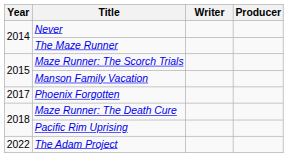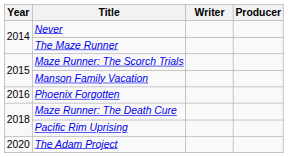(18, 95) 2017 -> (18, 95) 2016
(18, 144) 2022 -> (18, 144) 2020
